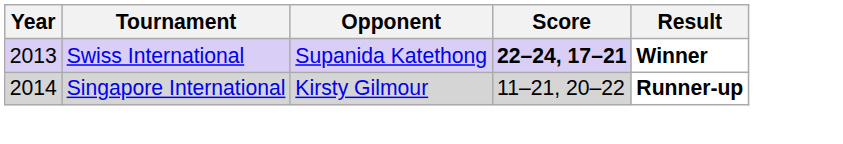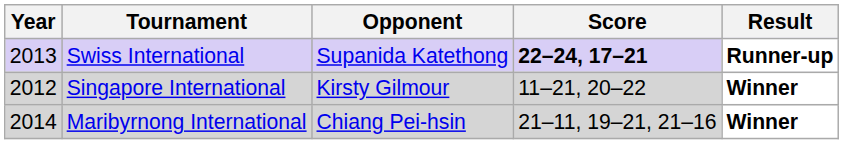(672, 55) Winner -> (780, 55) Runner-up
(33, 89) 2014 -> (33, 89) 2012
(690, 89) Runner-up -> (762, 89) Winner
+ row: (187, 122)
